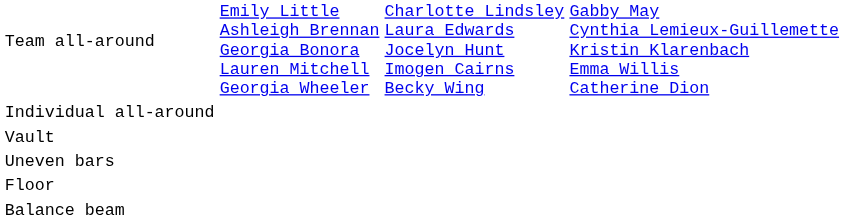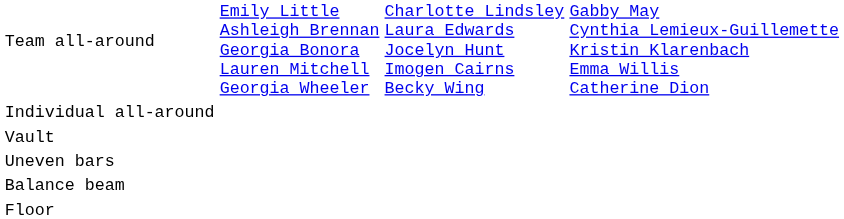rows swapped: (65, 210) <-> (30, 186)
